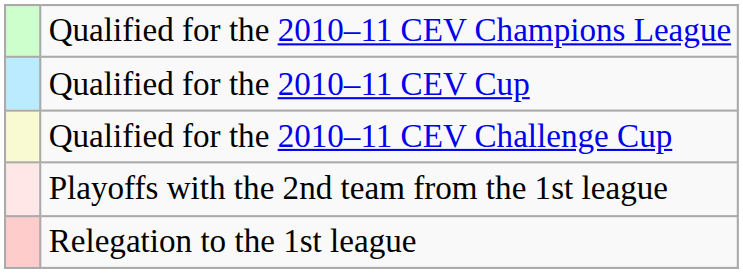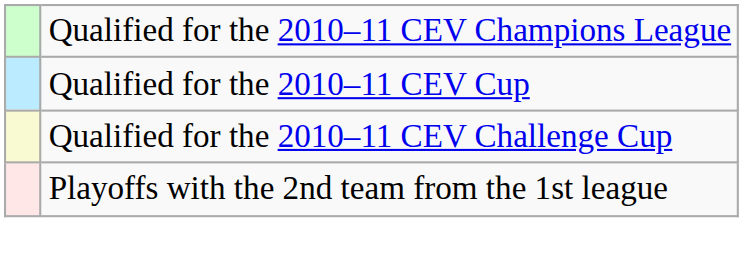- row: (233, 240)
